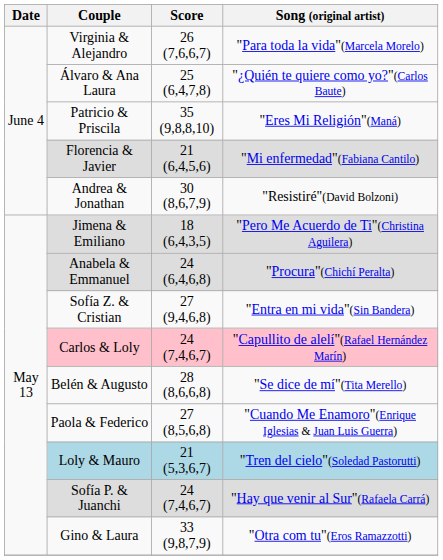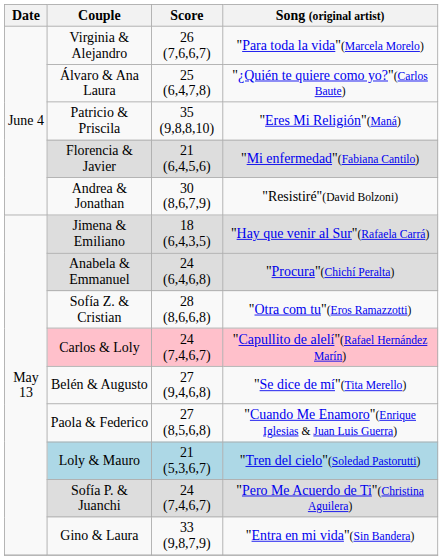(330, 234) "Pero Me Acuerdo de Ti"(Christina Aguilera) -> (330, 234) "Hay que venir al Sur"(Rafaela Carrá)
(187, 309) 27 (9,4,6,8) -> (187, 309) 28 (8,6,6,8)
(330, 309) "Entra en mi vida"(Sin Bandera) -> (330, 309) "Otra com tu"(Eros Ramazzotti)
(187, 385) 28 (8,6,6,8) -> (187, 385) 27 (9,4,6,8)
(330, 498) "Hay que venir al Sur"(Rafaela Carrá) -> (330, 498) "Pero Me Acuerdo de Ti"(Christina Aguilera)
(330, 536) "Otra com tu"(Eros Ramazzotti) -> (330, 536) "Entra en mi vida"(Sin Bandera)
